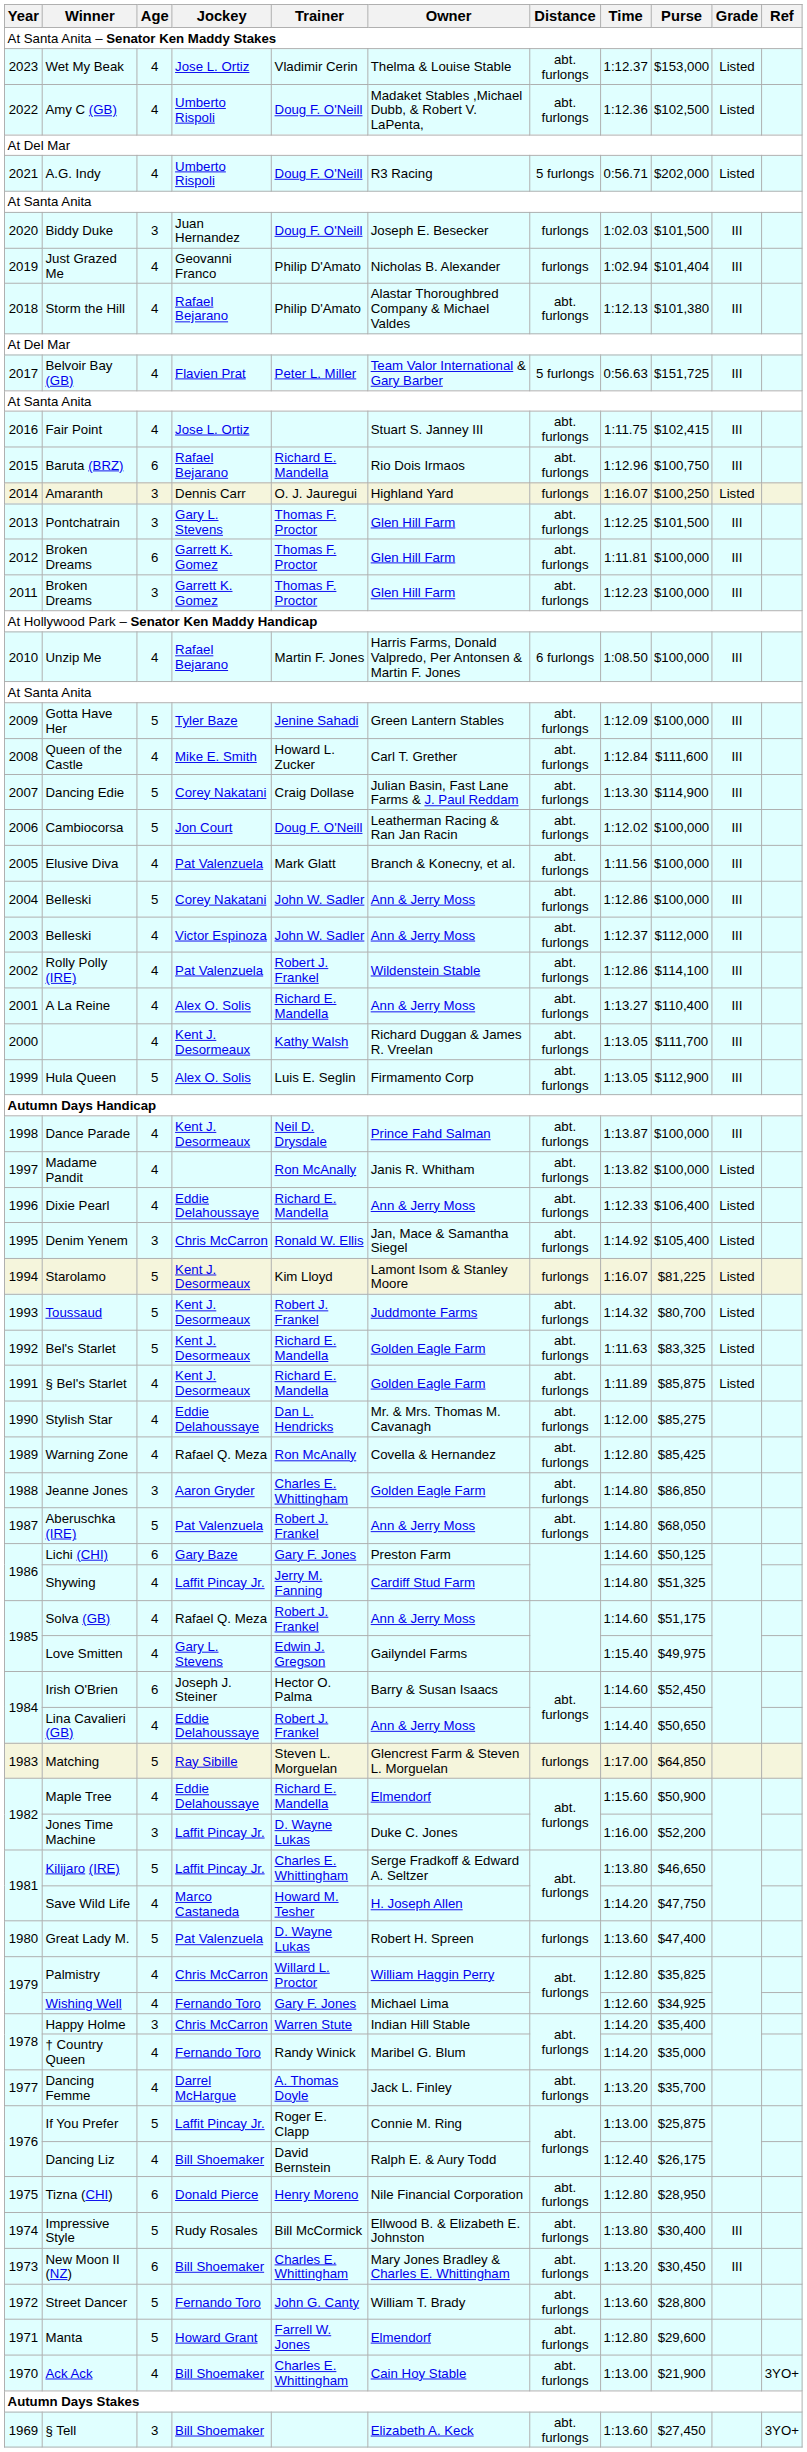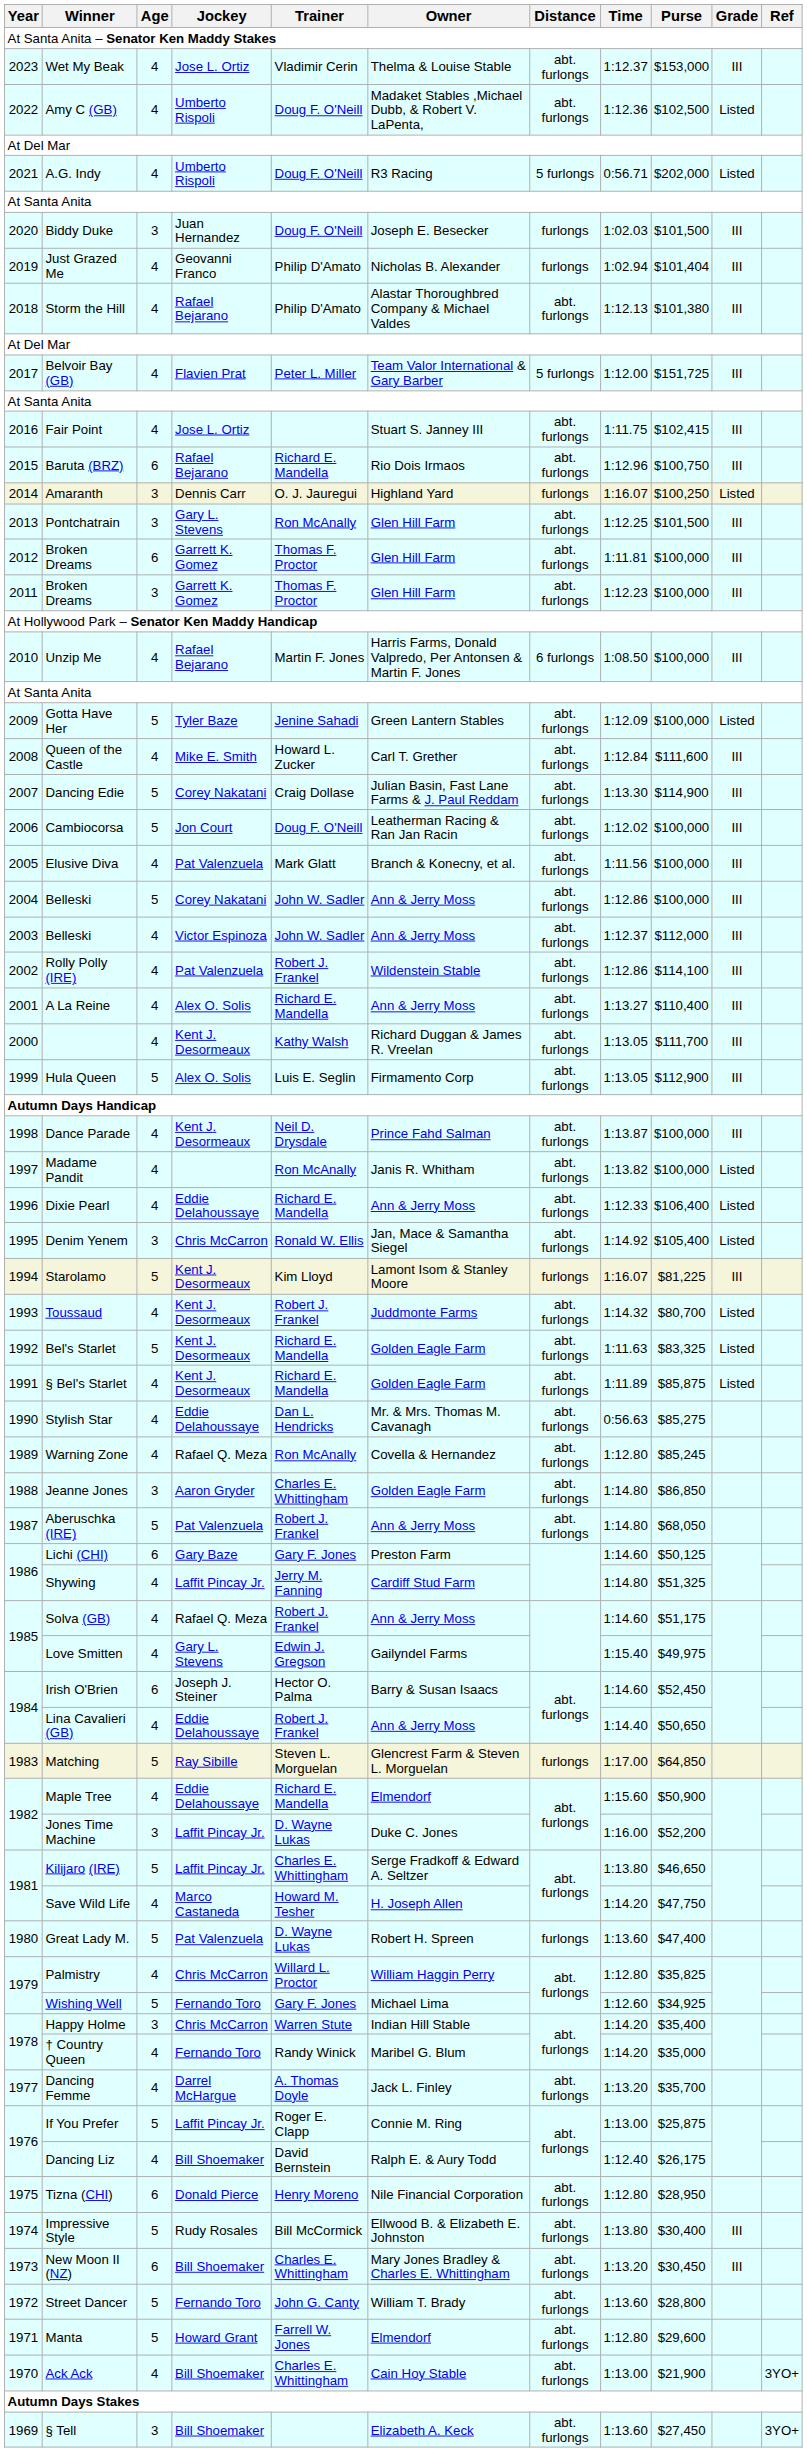(737, 67) Listed -> (737, 67) III
(626, 373) 0:56.63 -> (626, 373) 1:12.00
(305, 522) Thomas F. Proctor -> (315, 522) Ron McAnally
(737, 721) III -> (737, 721) Listed
(737, 1276) Listed -> (737, 1276) III
(155, 1312) 5 -> (155, 1312) 4
(626, 1419) 1:12.00 -> (626, 1419) 0:56.63
(682, 1455) $85,425 -> (682, 1455) $85,245
(155, 2003) 4 -> (155, 2003) 5
